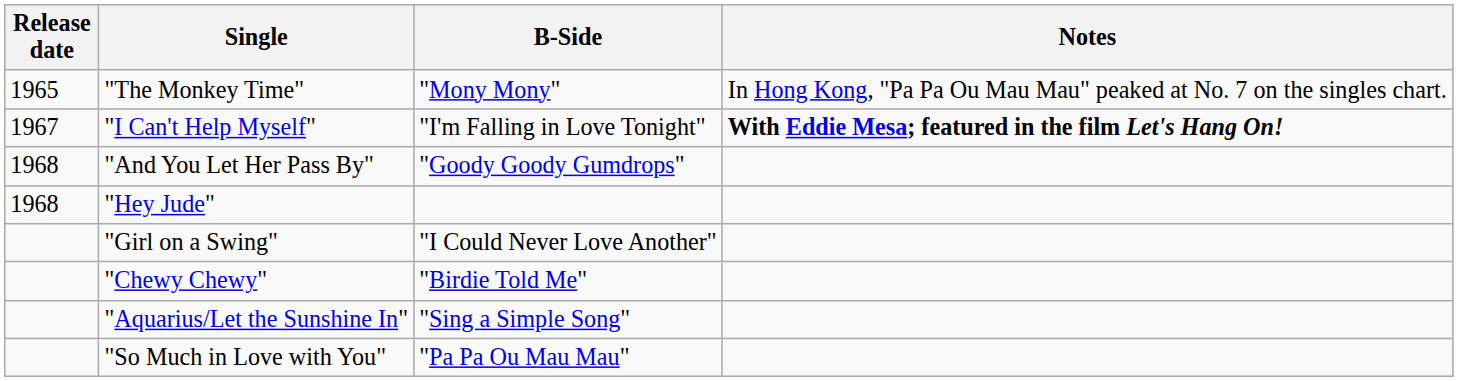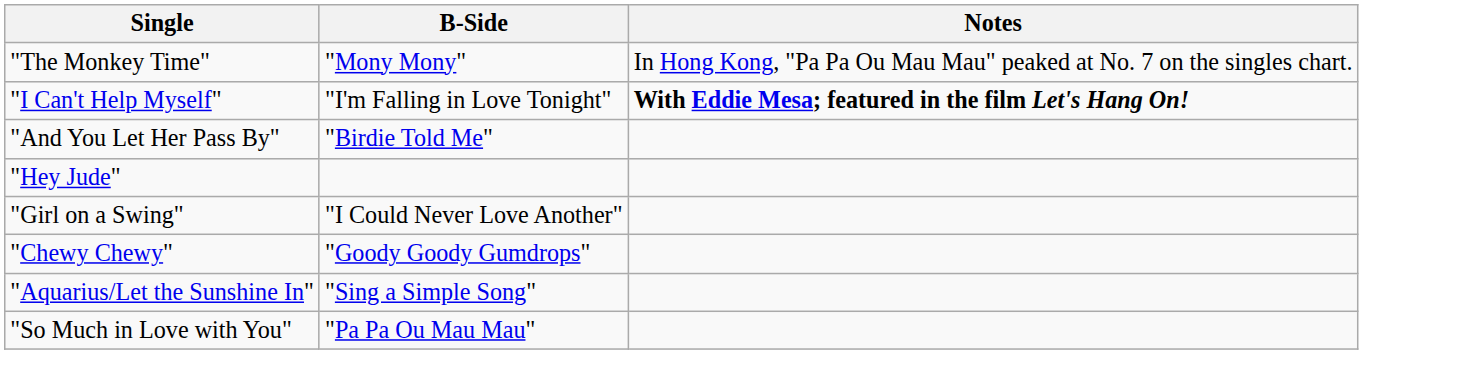- column: (52, 37)
(552, 165) "Goody Goody Gumdrops" -> (409, 138) "Birdie Told Me"
(503, 280) "Birdie Told Me" -> (458, 253) "Goody Goody Gumdrops"
